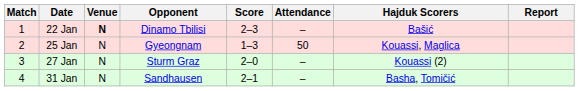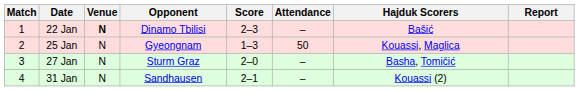(421, 62) Kouassi (2) -> (421, 62) Basha, Tomičić
(421, 78) Basha, Tomičić -> (421, 78) Kouassi (2)
